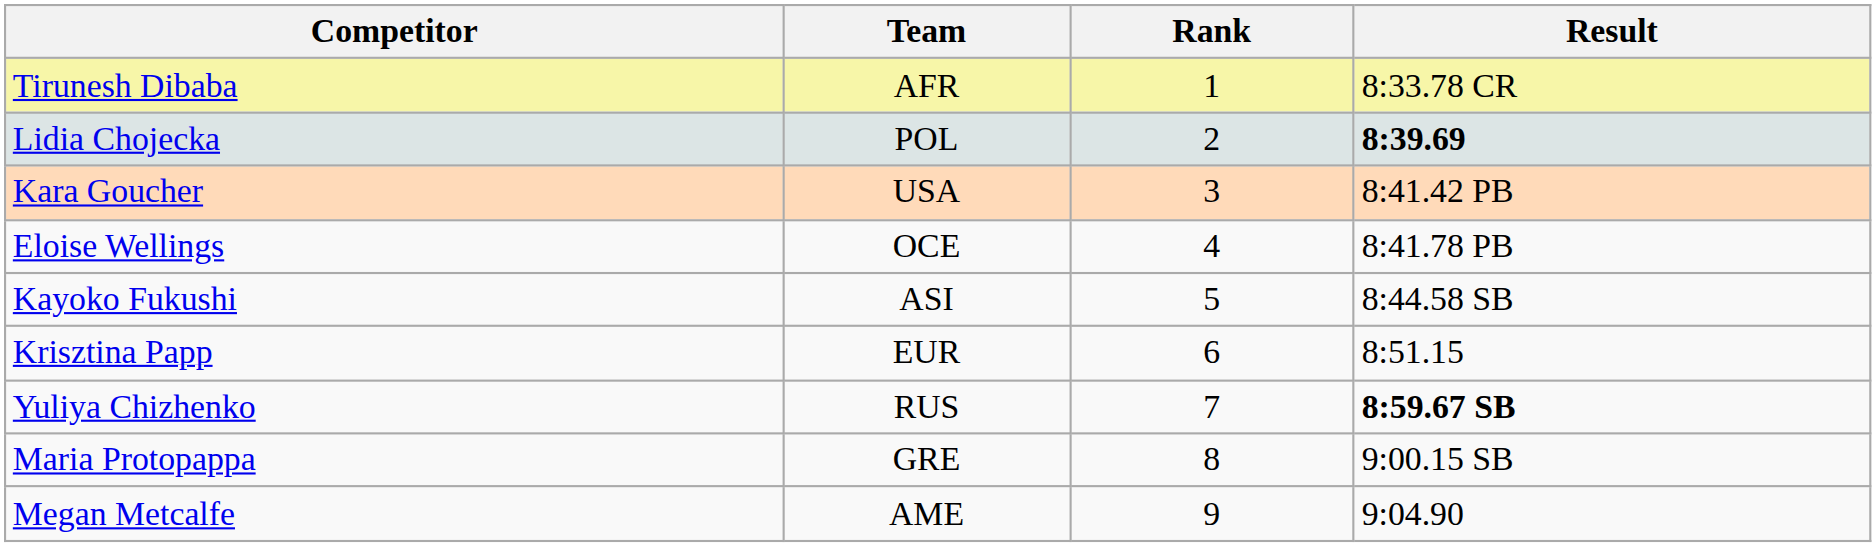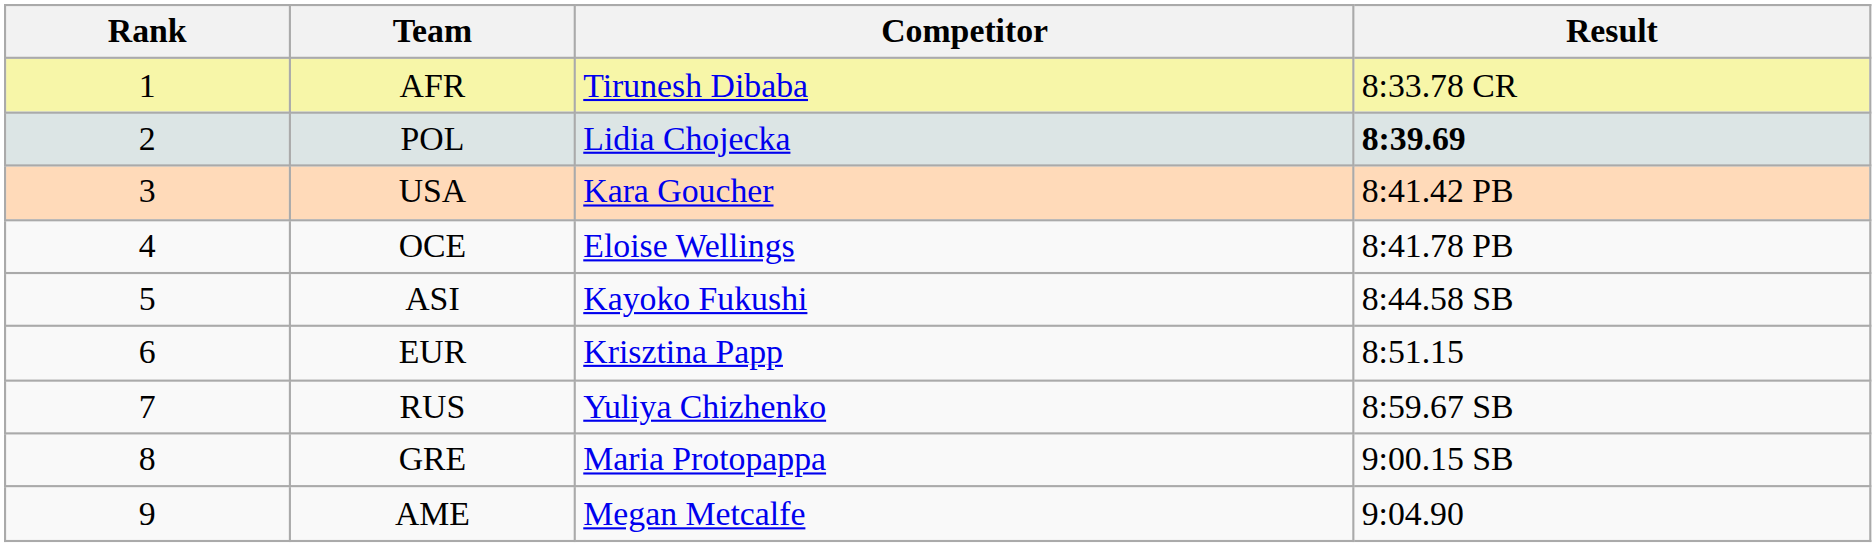columns swapped: (1212, 31) <-> (394, 31)
(1439, 406) bold -> (1438, 406) normal
